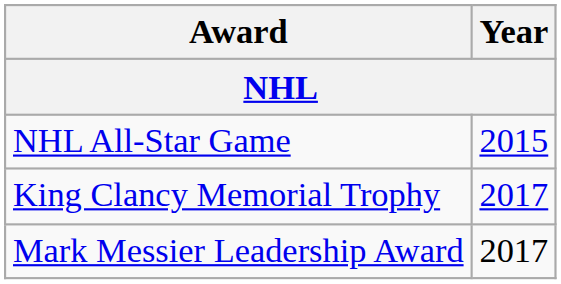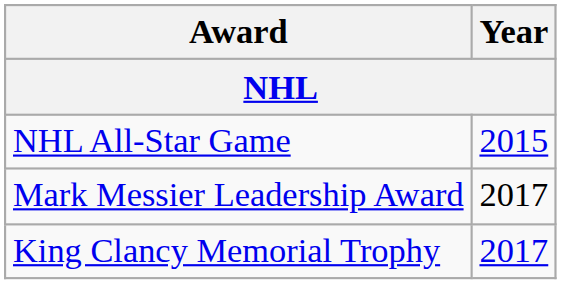rows swapped: (227, 195) <-> (238, 250)
